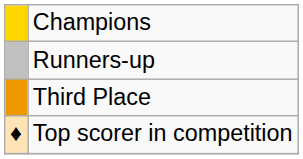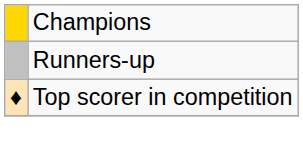- row: (92, 97)
